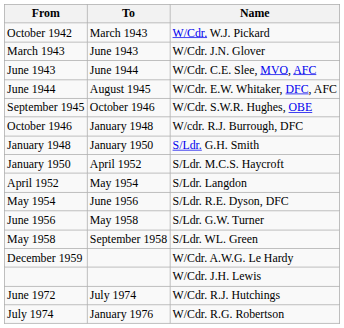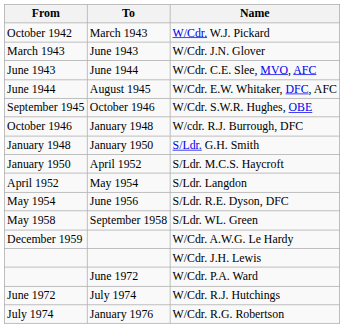- row: (218, 220)
+ row: (215, 276)
